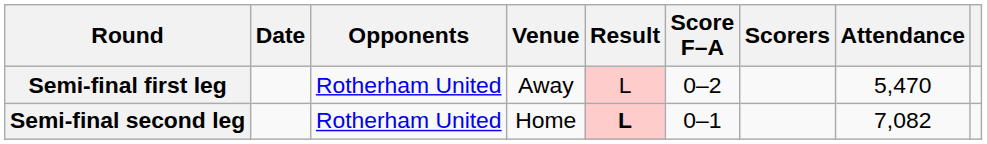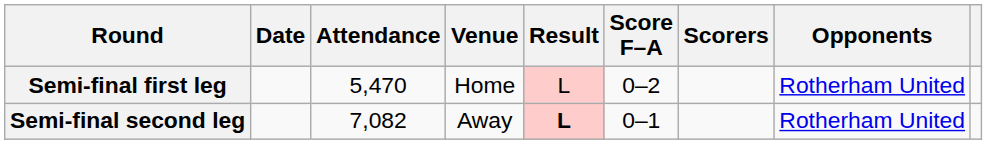columns swapped: (409, 35) <-> (903, 35)
(546, 84) Away -> (485, 84) Home
(546, 120) Home -> (485, 120) Away
